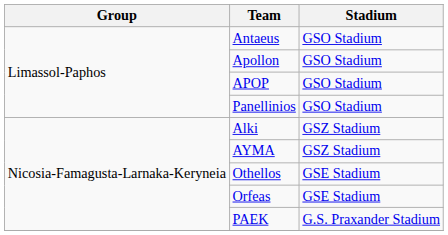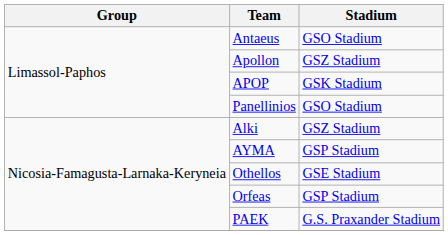(342, 60) GSO Stadium -> (341, 60) GSZ Stadium
(342, 83) GSO Stadium -> (342, 83) GSK Stadium
(341, 151) GSZ Stadium -> (341, 151) GSP Stadium
(341, 196) GSE Stadium -> (341, 196) GSP Stadium
